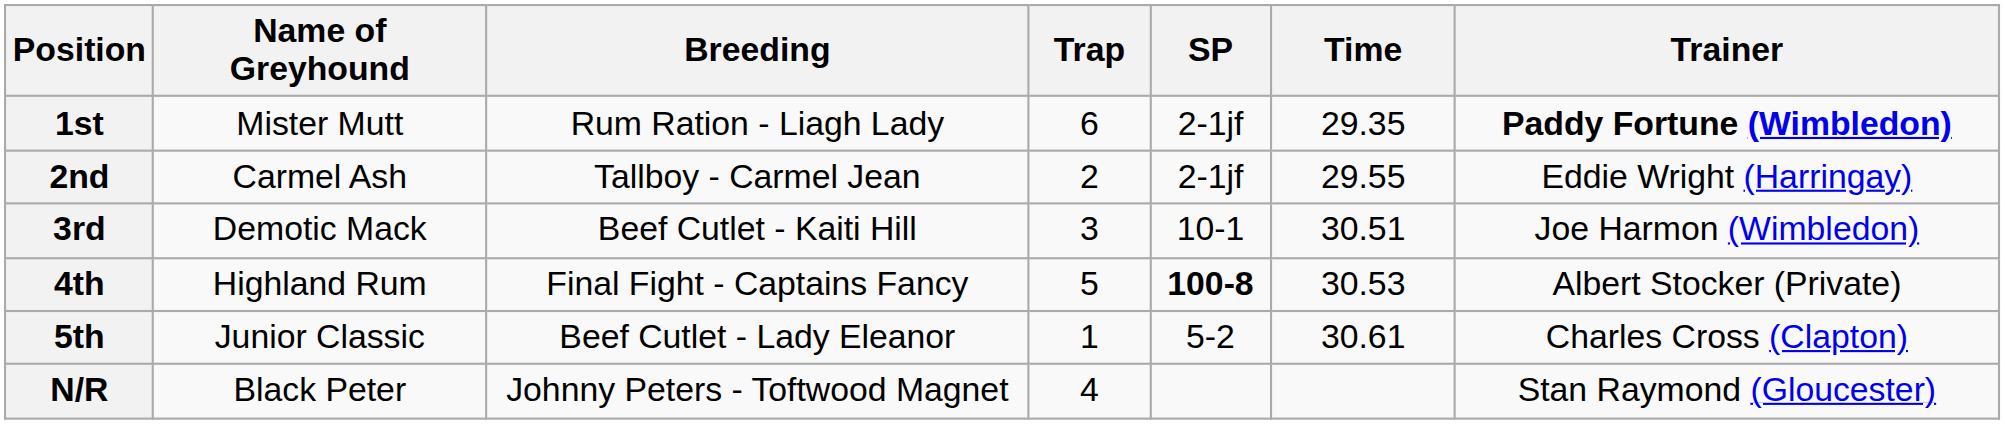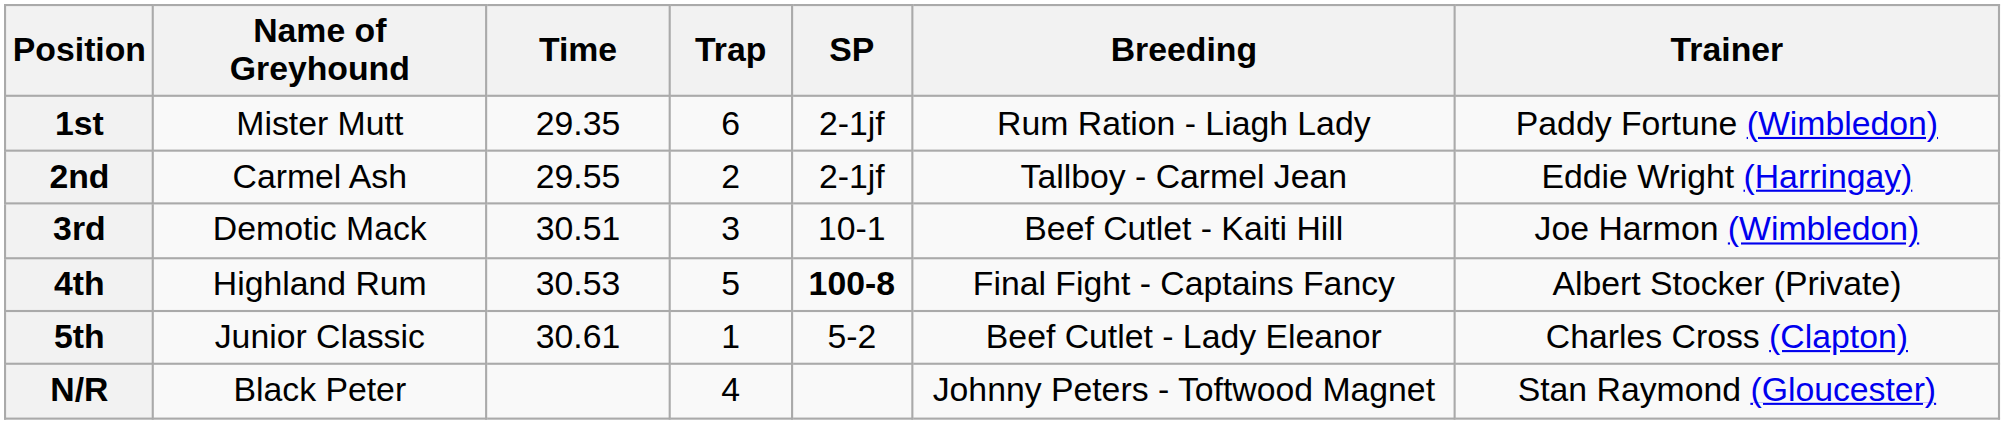columns swapped: (757, 50) <-> (1363, 50)
(1727, 122) bold -> (1727, 122) normal
